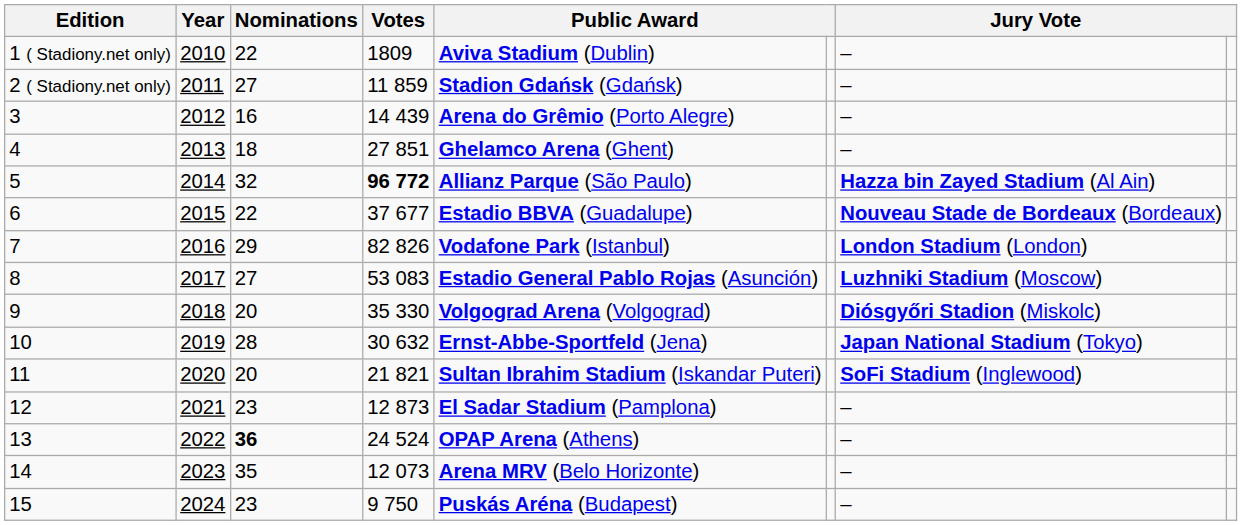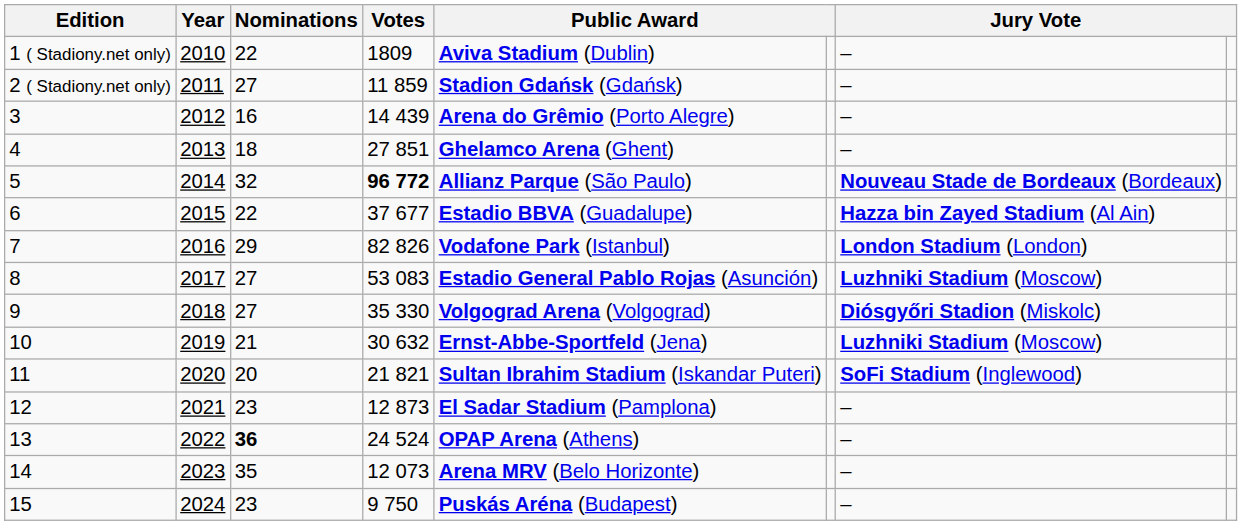(998, 181) Hazza bin Zayed Stadium (Al Ain) -> (1031, 181) Nouveau Stade de Bordeaux (Bordeaux)
(1031, 213) Nouveau Stade de Bordeaux (Bordeaux) -> (998, 213) Hazza bin Zayed Stadium (Al Ain)
(246, 310) 20 -> (246, 310) 27
(246, 342) 28 -> (246, 342) 21
(992, 342) Japan National Stadium (Tokyo) -> (971, 342) Luzhniki Stadium (Moscow)
